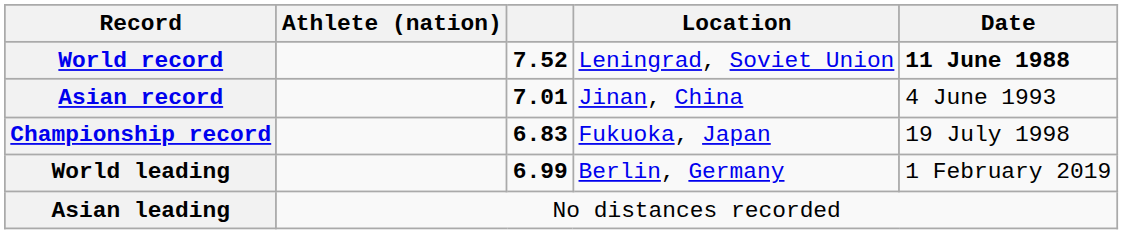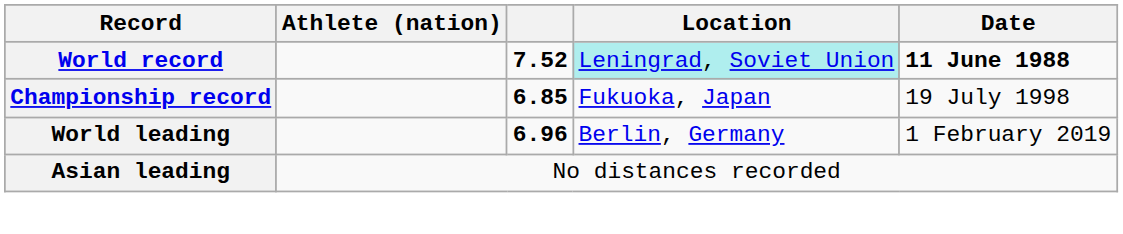(736, 61) no background -> (736, 61) paleturquoise background
- row: (141, 98)
(540, 135) 6.83 -> (540, 98) 6.85
(540, 173) 6.99 -> (540, 135) 6.96
